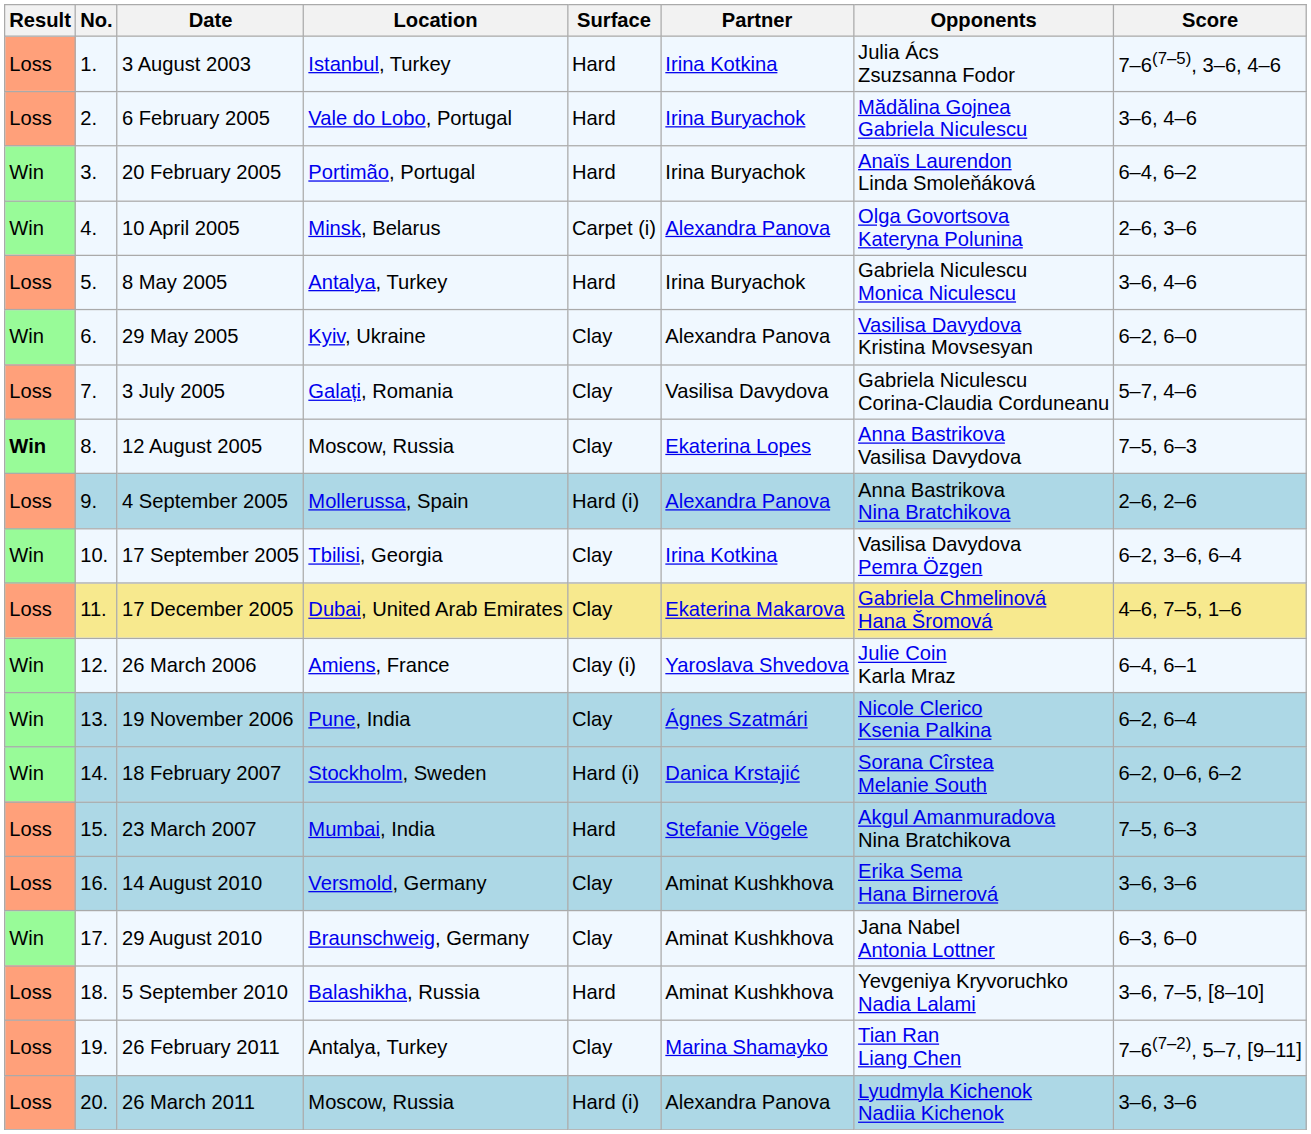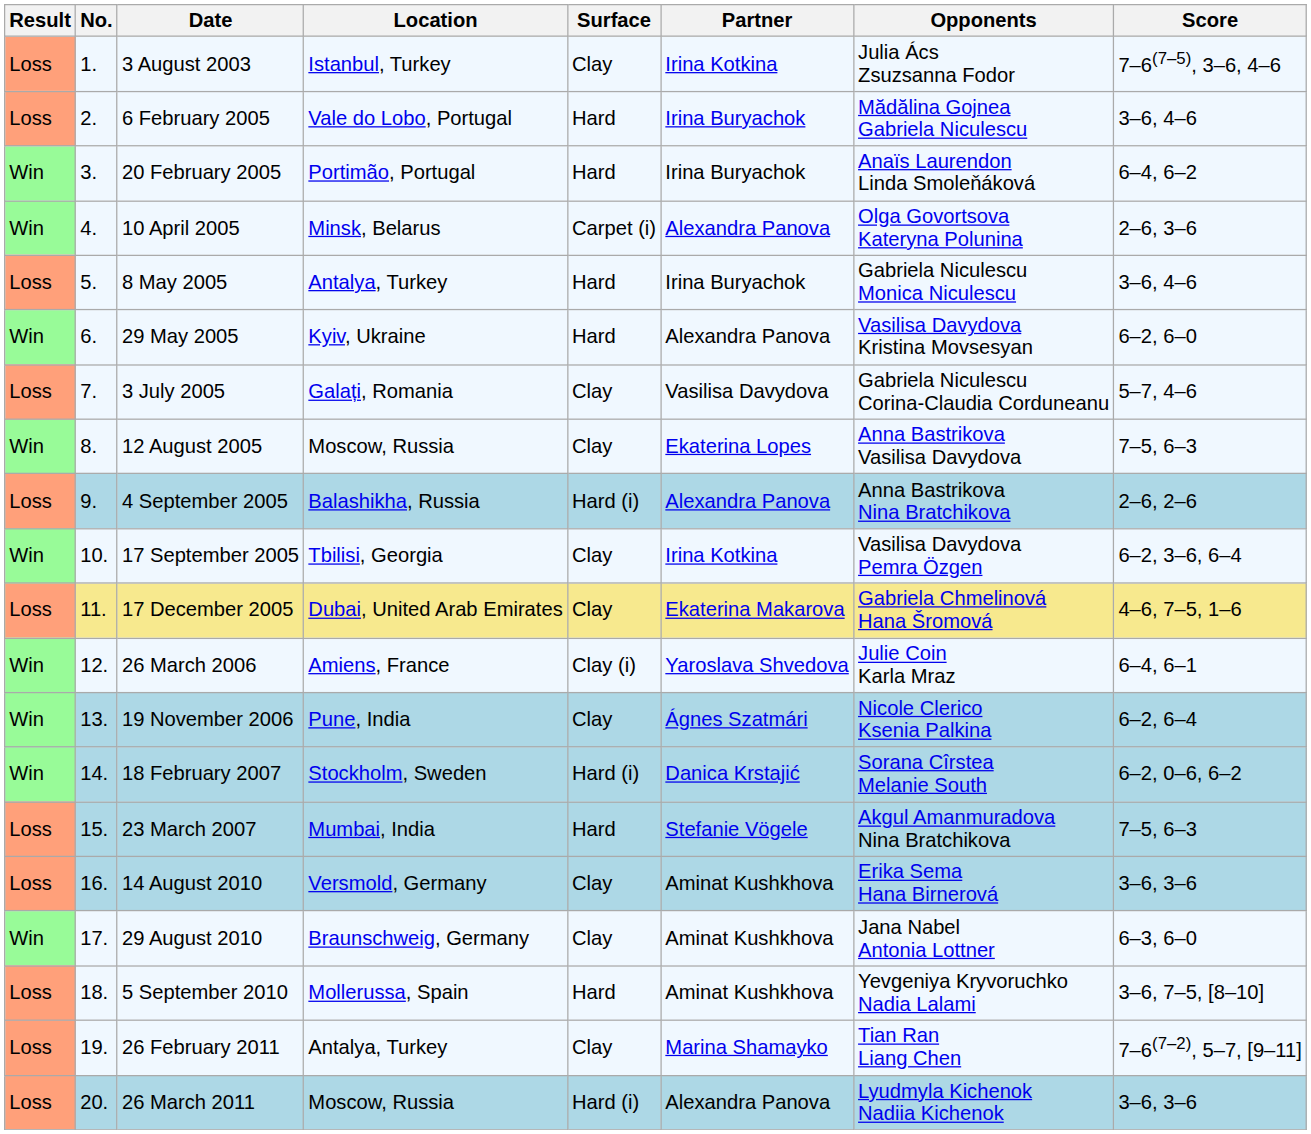(594, 63) Hard -> (592, 63) Clay
(592, 337) Clay -> (594, 337) Hard
(28, 446) bold -> (27, 446) normal
(388, 501) Mollerussa, Spain -> (394, 501) Balashikha, Russia
(394, 992) Balashikha, Russia -> (388, 992) Mollerussa, Spain
